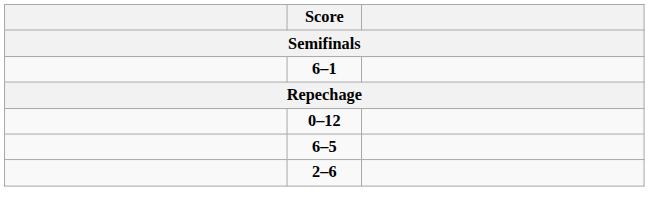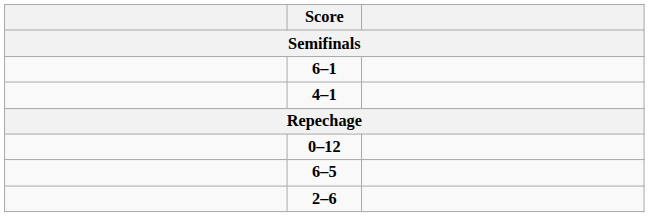+ row: (324, 95)
